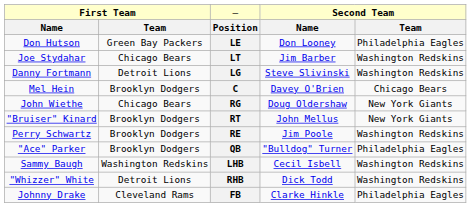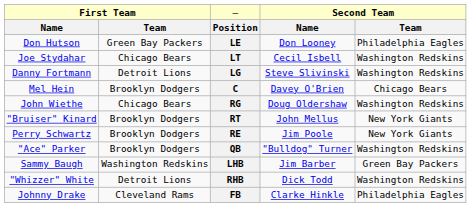(307, 58) Jim Barber -> (307, 58) Cecil Isbell
(410, 104) New York Giants -> (410, 104) Washington Redskins
(410, 134) Washington Redskins -> (410, 134) New York Giants
(410, 149) Philadelphia Eagles -> (410, 149) Washington Redskins
(307, 165) Cecil Isbell -> (307, 165) Jim Barber
(410, 165) Washington Redskins -> (410, 165) Green Bay Packers
